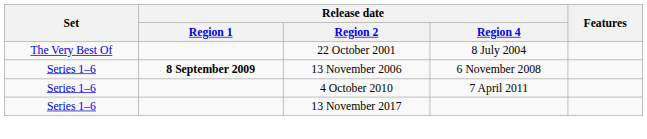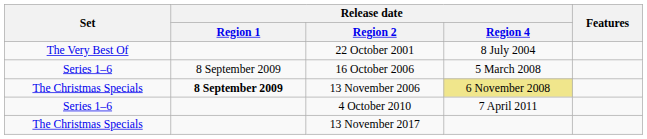+ row: (375, 69)
(71, 69) Series 1–6 -> (88, 87) The Christmas Specials
(499, 69) no background -> (508, 87) khaki background
(71, 106) Series 1–6 -> (88, 124) The Christmas Specials
